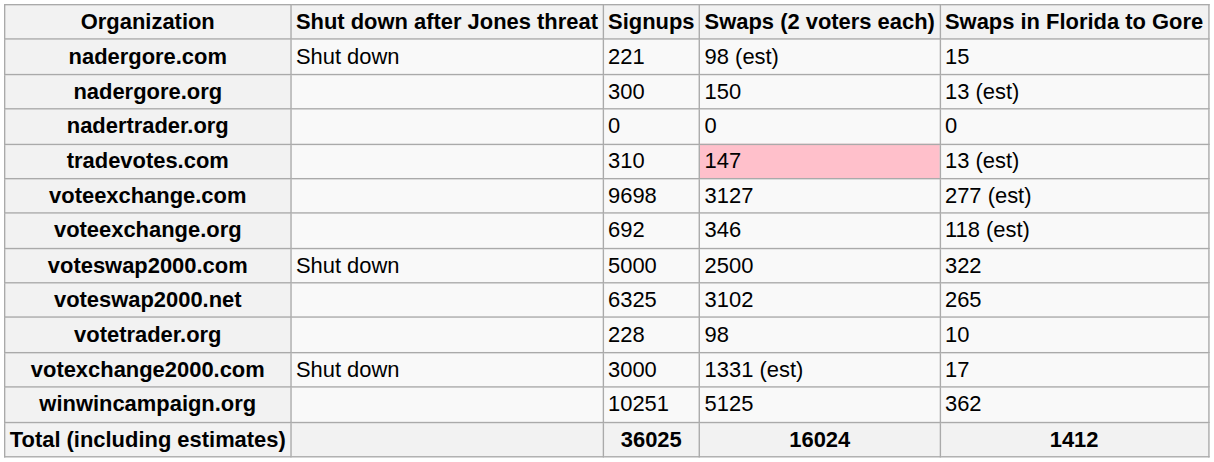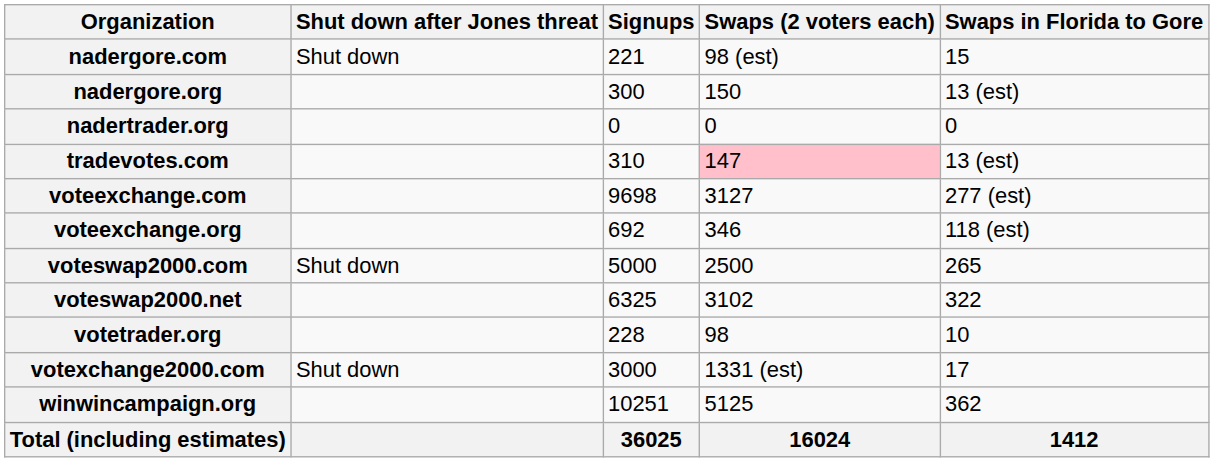(963, 265) 322 -> (963, 265) 265
(963, 299) 265 -> (963, 299) 322
